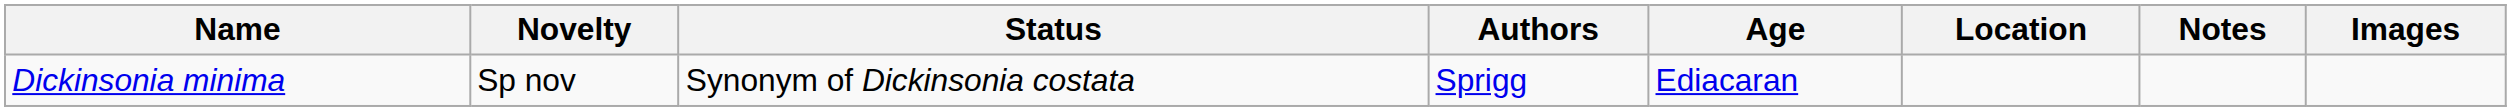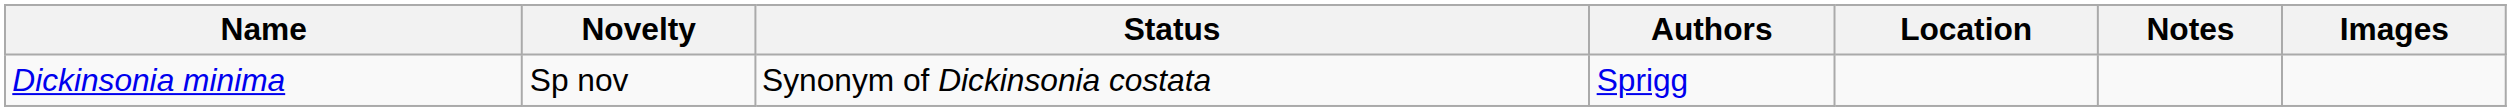- column: (1775, 29)
